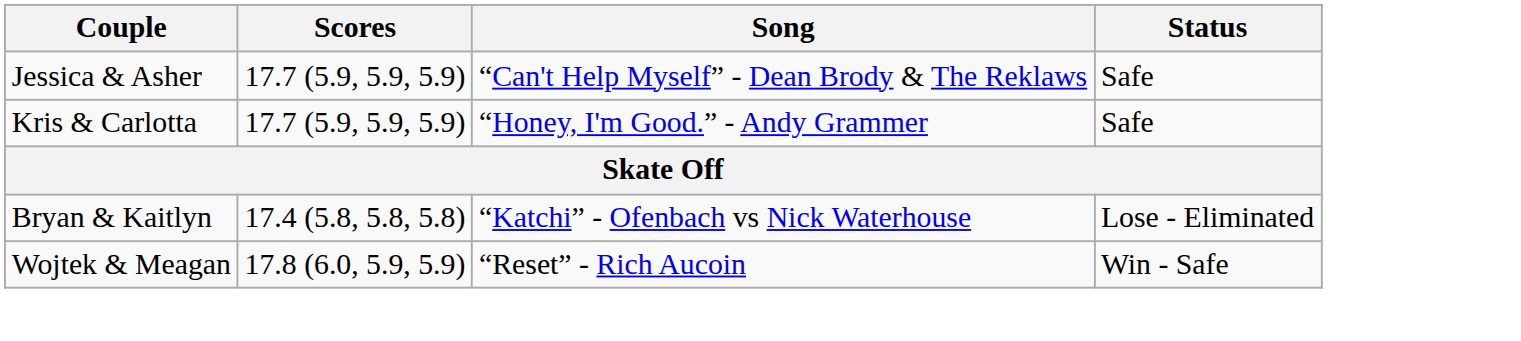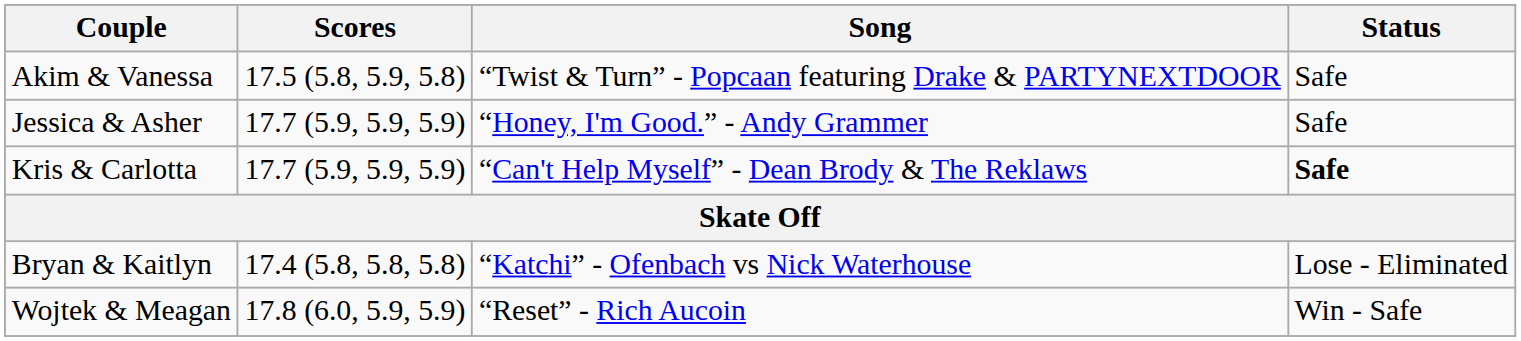+ row: (112, 75)
(783, 75) “Can't Help Myself” - Dean Brody & The Reklaws -> (703, 122) “Honey, I'm Good.” - Andy Grammer
(703, 122) “Honey, I'm Good.” - Andy Grammer -> (783, 169) “Can't Help Myself” - Dean Brody & The Reklaws
(1127, 122) normal -> (1322, 169) bold
